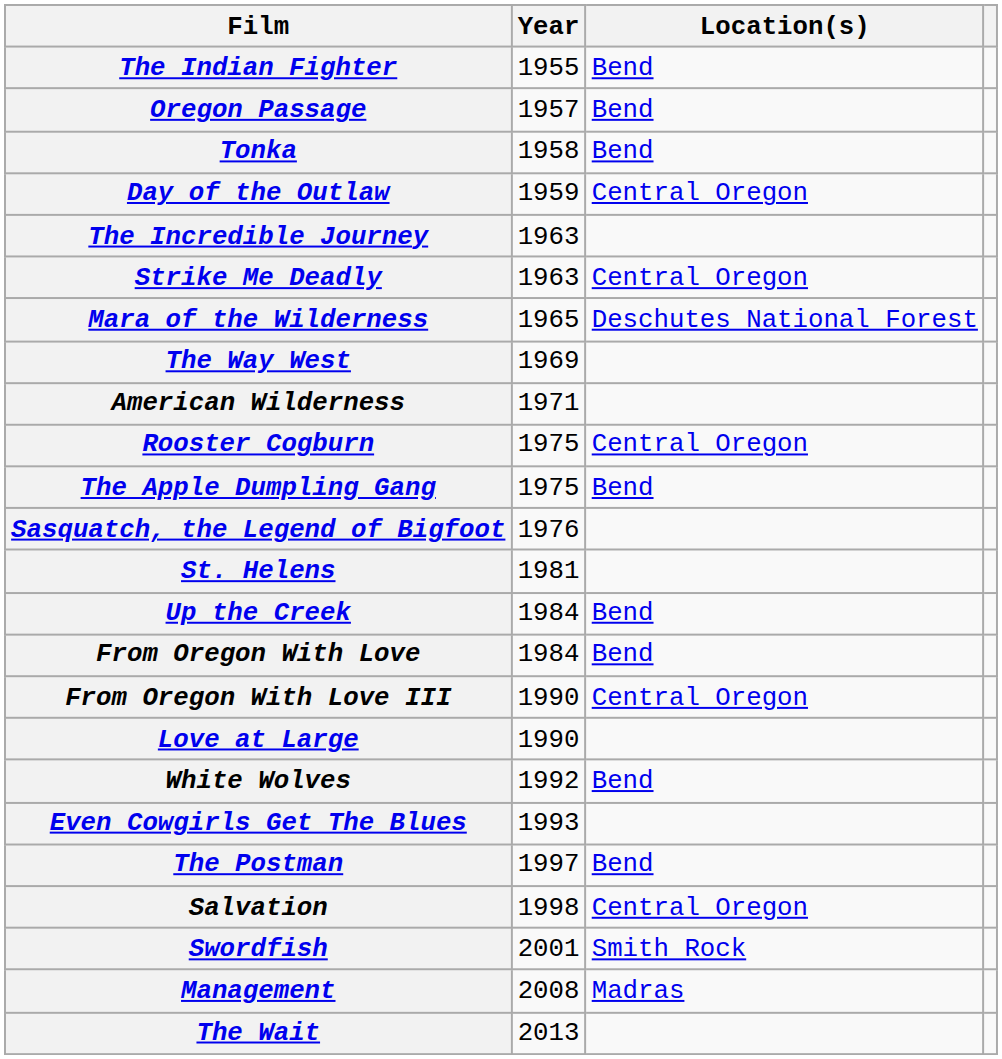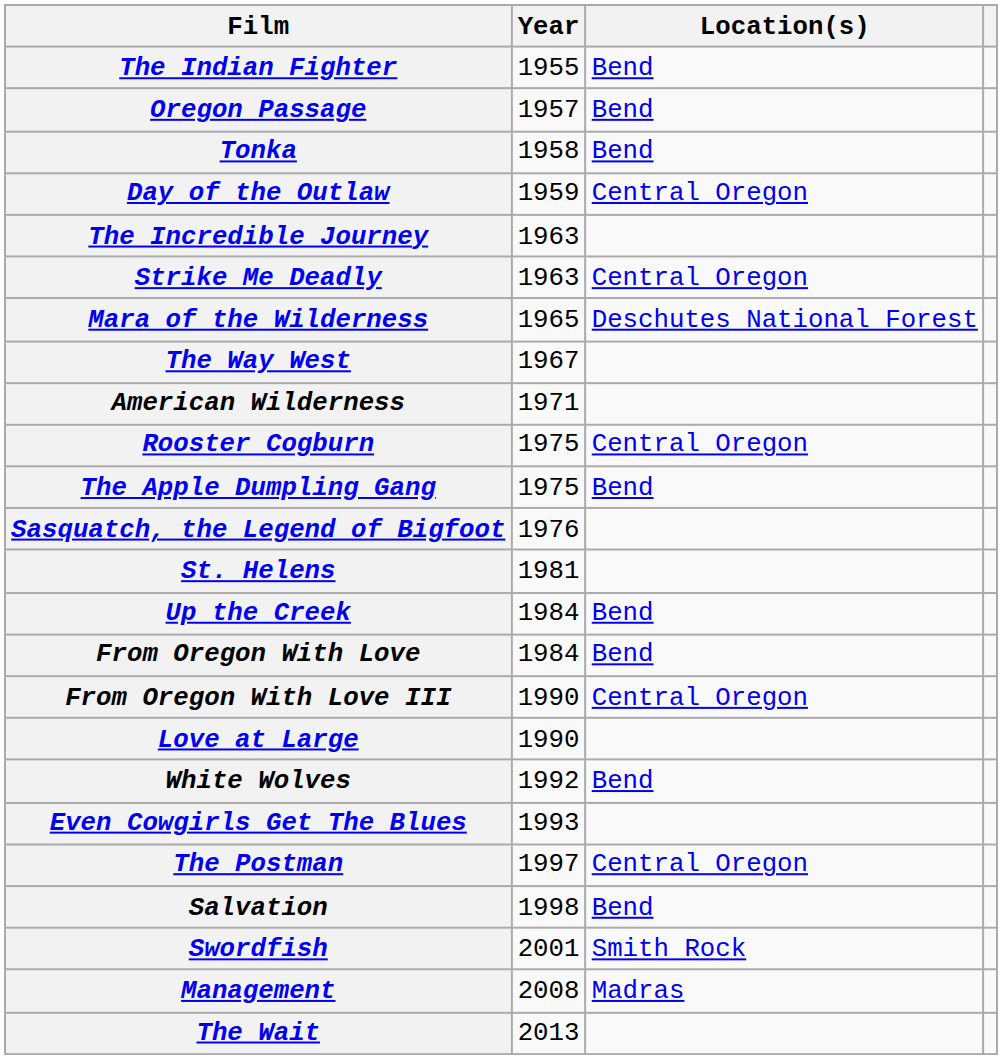(549, 362) 1969 -> (549, 362) 1967
(623, 865) Bend -> (700, 865) Central Oregon
(700, 907) Central Oregon -> (623, 907) Bend
